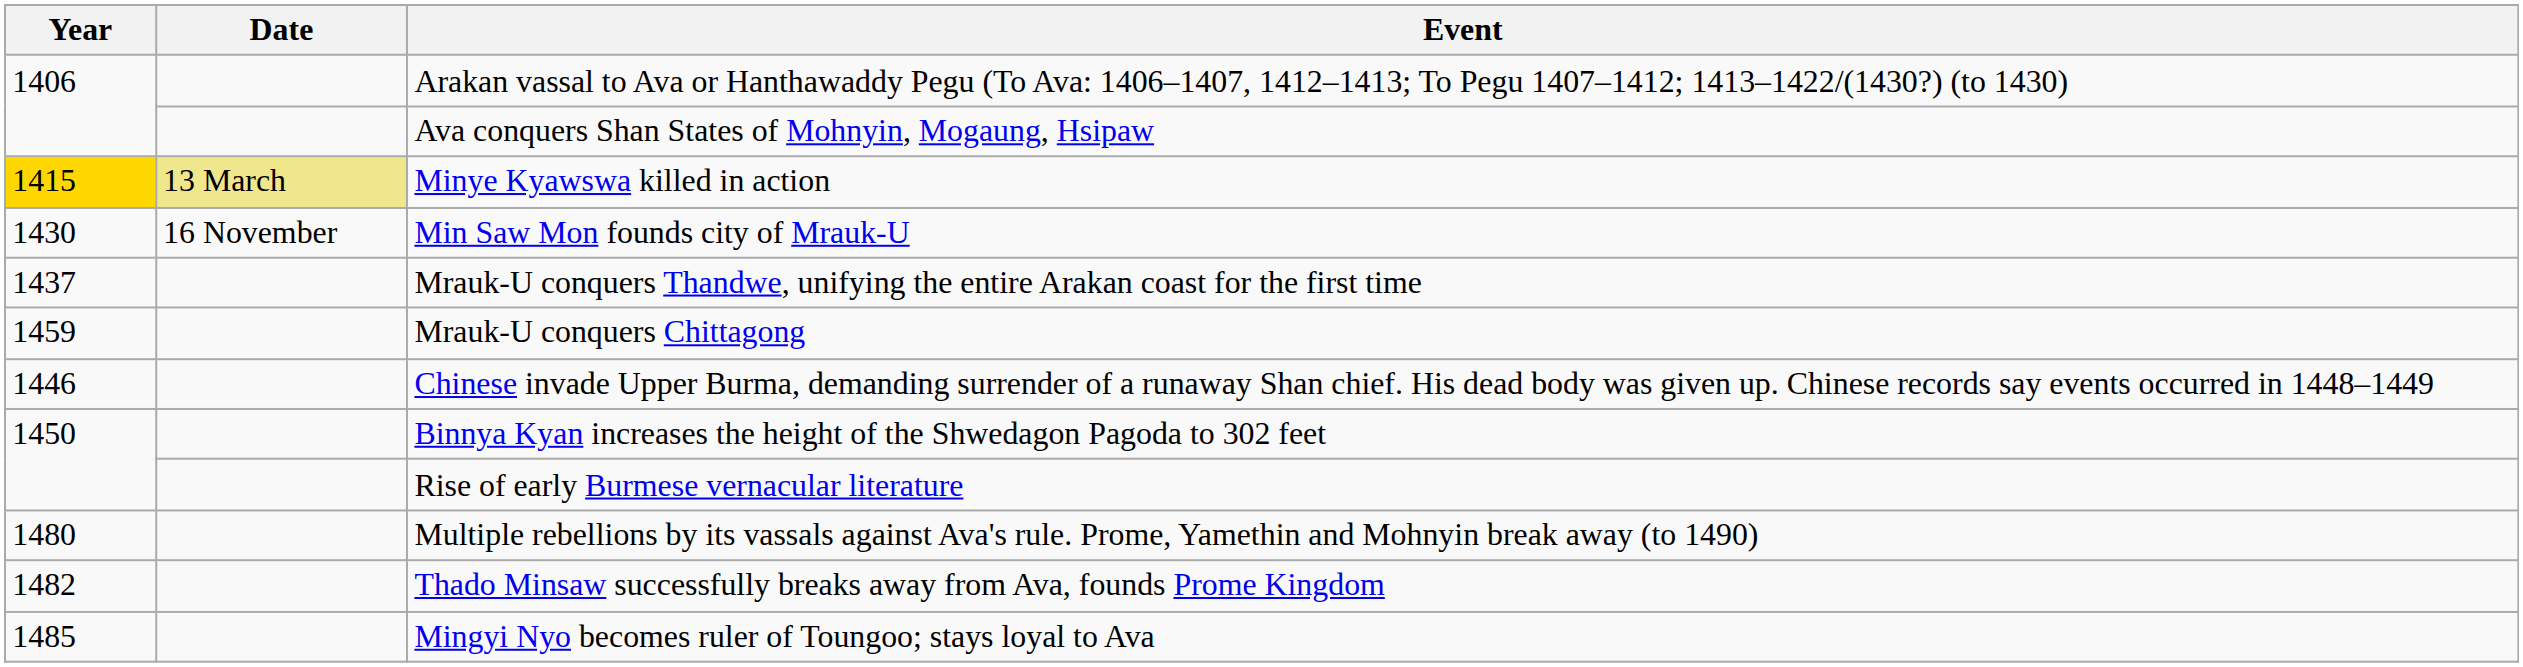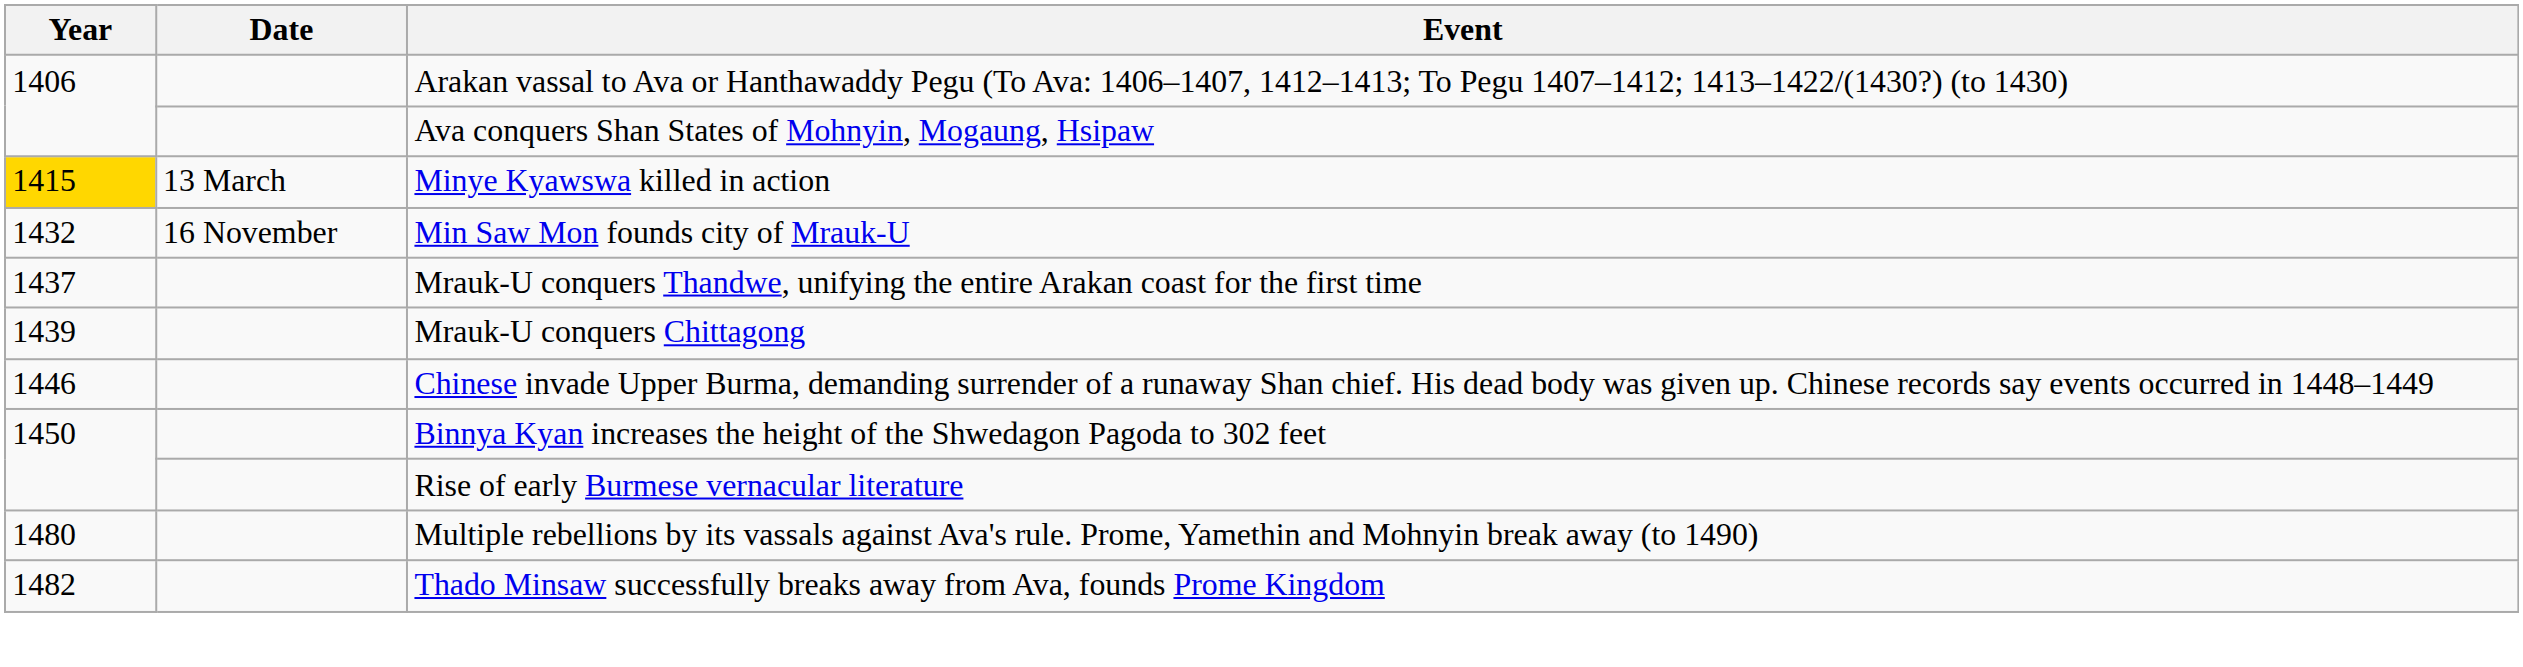(225, 181) khaki background -> (225, 181) no background
(44, 231) 1430 -> (44, 231) 1432
(44, 332) 1459 -> (44, 332) 1439
- row: (785, 635)
